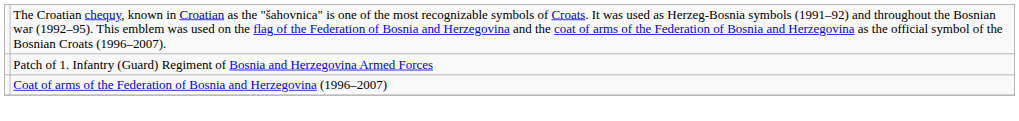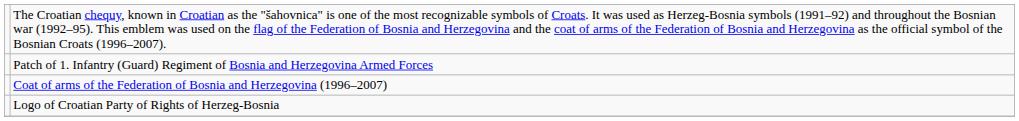+ row: (146, 105)
